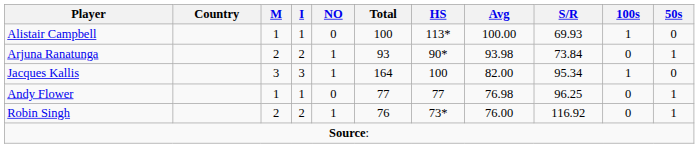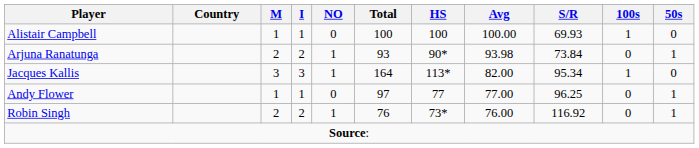(438, 34) 113* -> (438, 34) 100
(438, 73) 100 -> (438, 73) 113*
(383, 93) 77 -> (383, 93) 97
(499, 93) 76.98 -> (499, 93) 77.00
